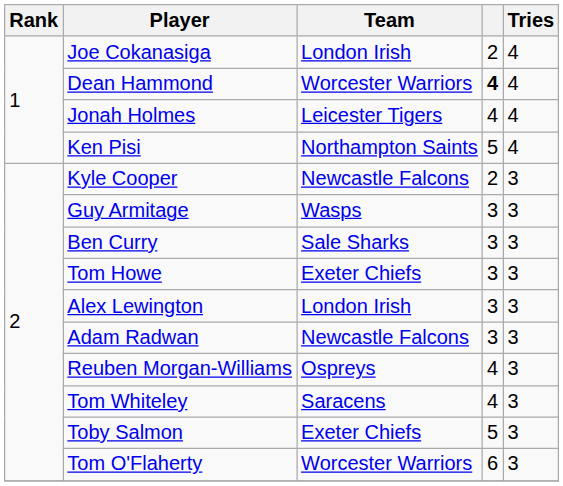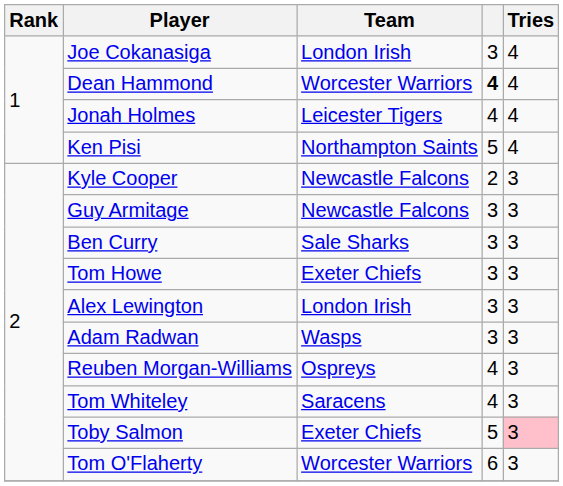(493, 52) 2 -> (493, 52) 3
(331, 210) Wasps -> (385, 210) Newcastle Falcons
(385, 337) Newcastle Falcons -> (331, 337) Wasps
(513, 432) no background -> (513, 432) pink background
